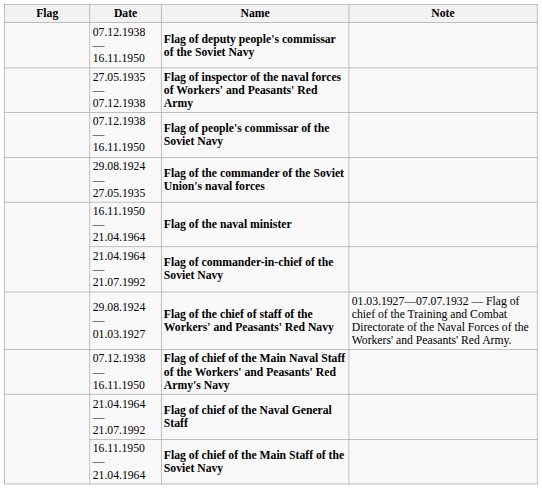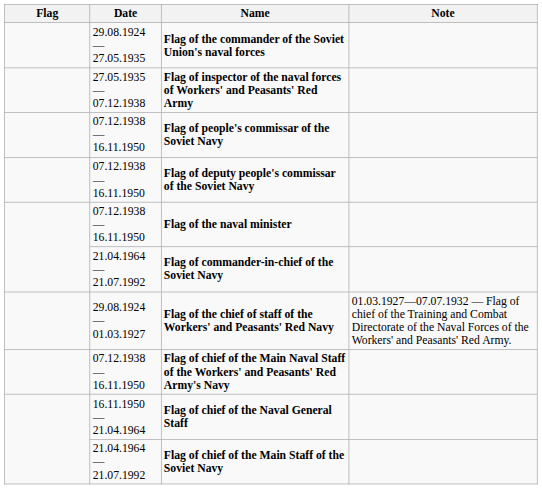rows swapped: (254, 179) <-> (250, 45)
(119, 224) 16.11.1950 — 21.04.1964 -> (119, 224) 07.12.1938 — 16.11.1950
(119, 416) 21.04.1964 — 21.07.1992 -> (119, 416) 16.11.1950 — 21.04.1964
(119, 461) 16.11.1950 — 21.04.1964 -> (119, 461) 21.04.1964 — 21.07.1992
